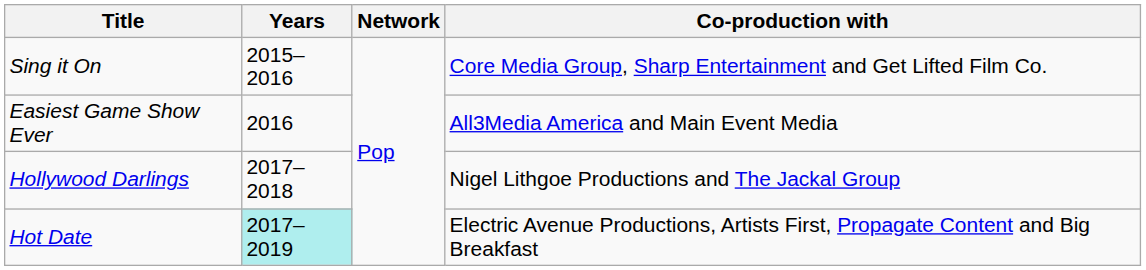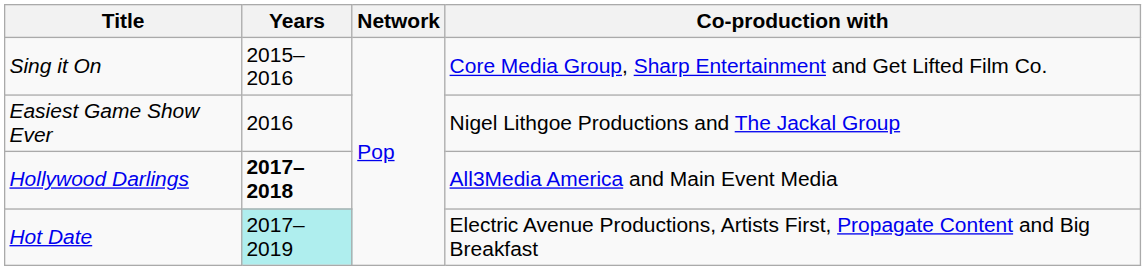(644, 122) All3Media America and Main Event Media -> (675, 122) Nigel Lithgoe Productions and The Jackal Group
(276, 179) normal -> (276, 179) bold
(675, 179) Nigel Lithgoe Productions and The Jackal Group -> (644, 179) All3Media America and Main Event Media
